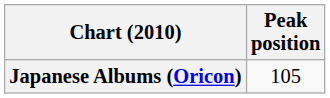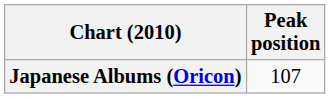(286, 76) 105 -> (286, 76) 107
